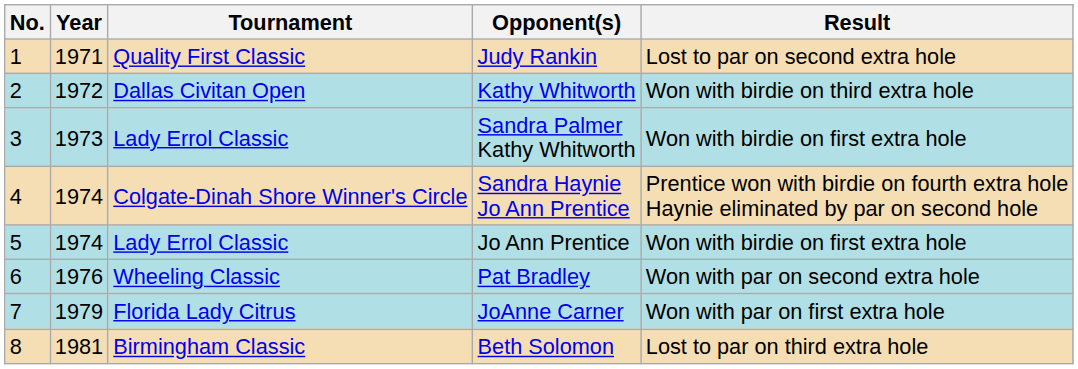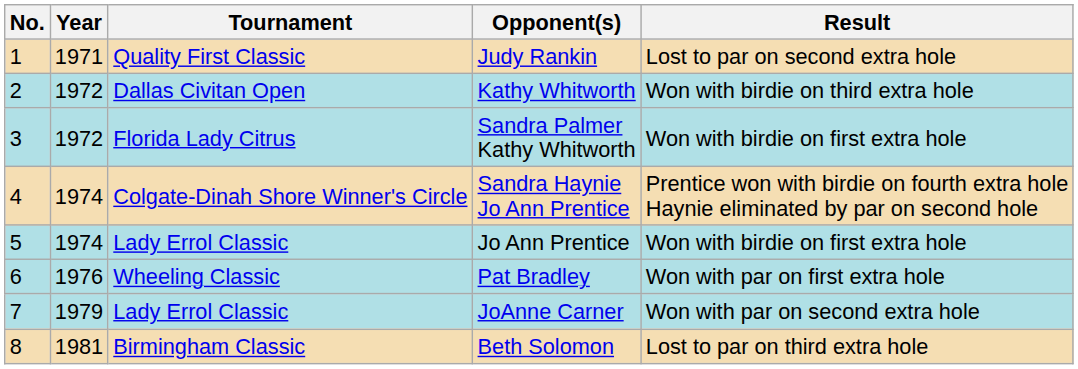(79, 137) 1973 -> (79, 137) 1972
(201, 137) Lady Errol Classic -> (204, 137) Florida Lady Citrus
(813, 277) Won with par on second extra hole -> (795, 277) Won with par on first extra hole
(204, 312) Florida Lady Citrus -> (201, 312) Lady Errol Classic
(795, 312) Won with par on first extra hole -> (813, 312) Won with par on second extra hole
